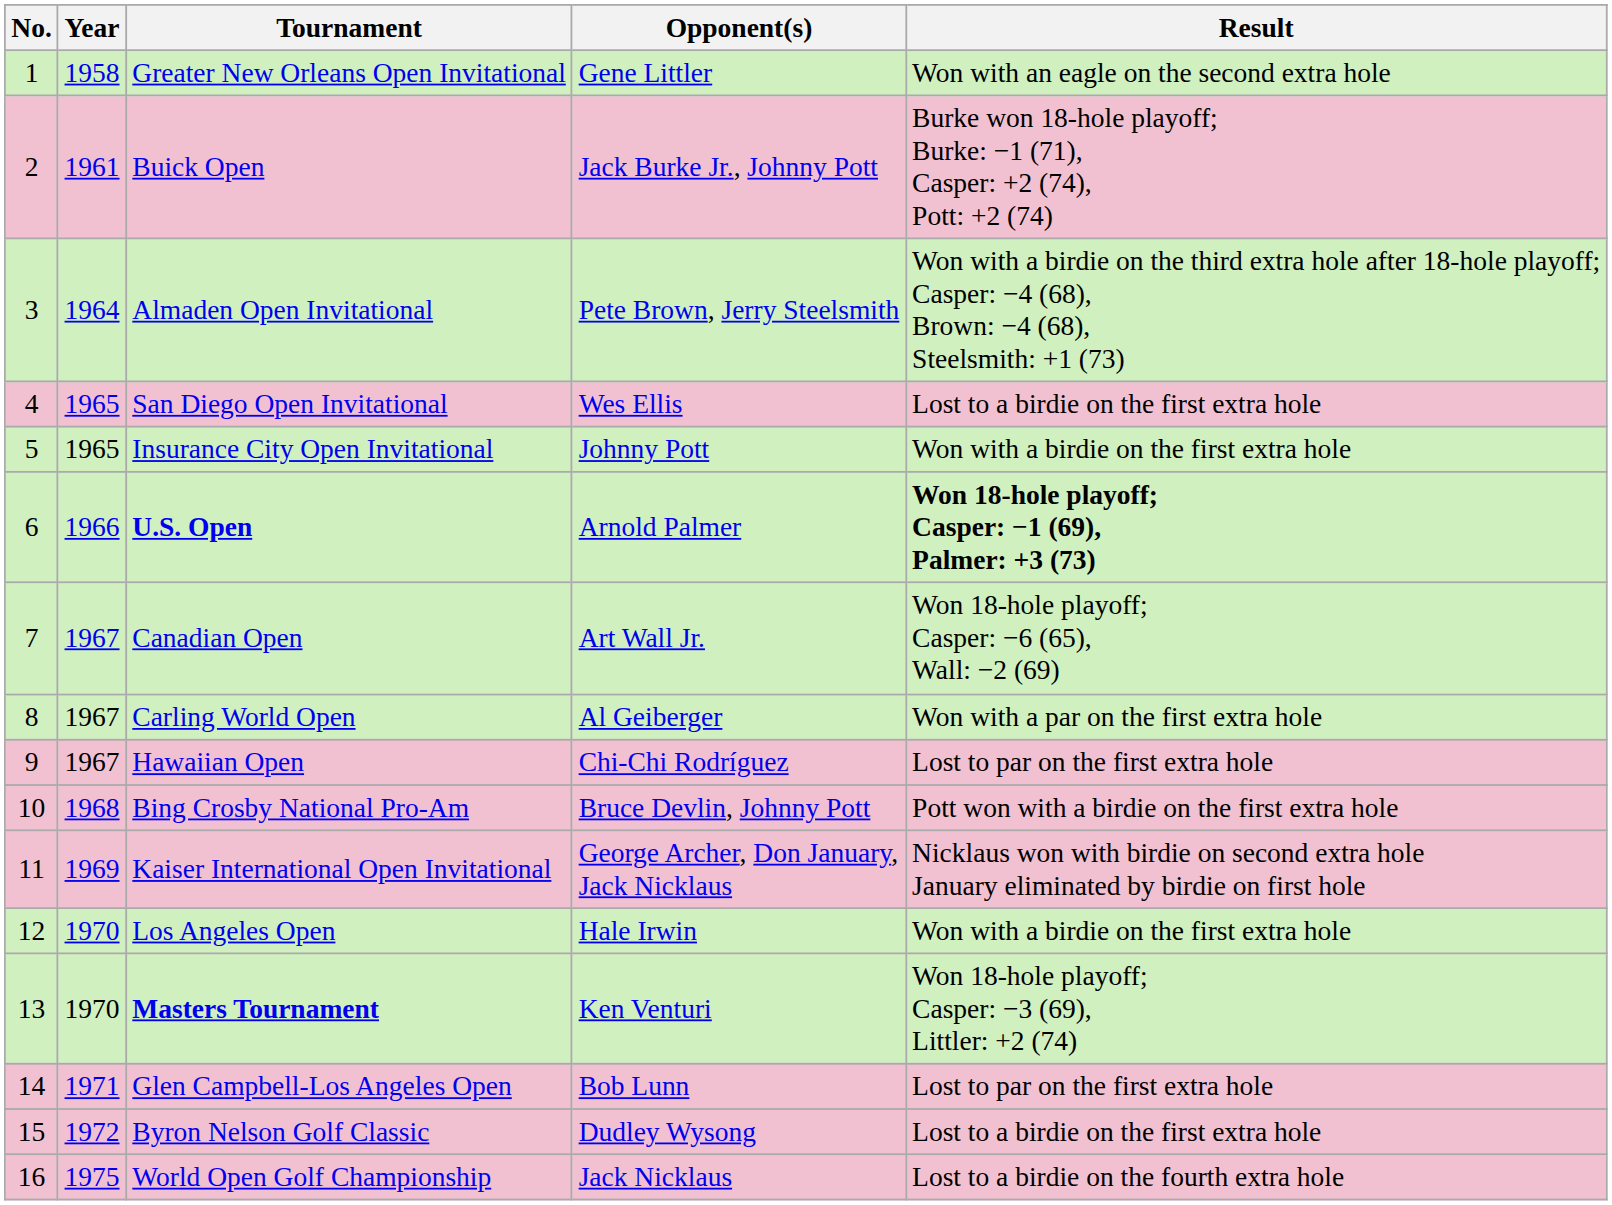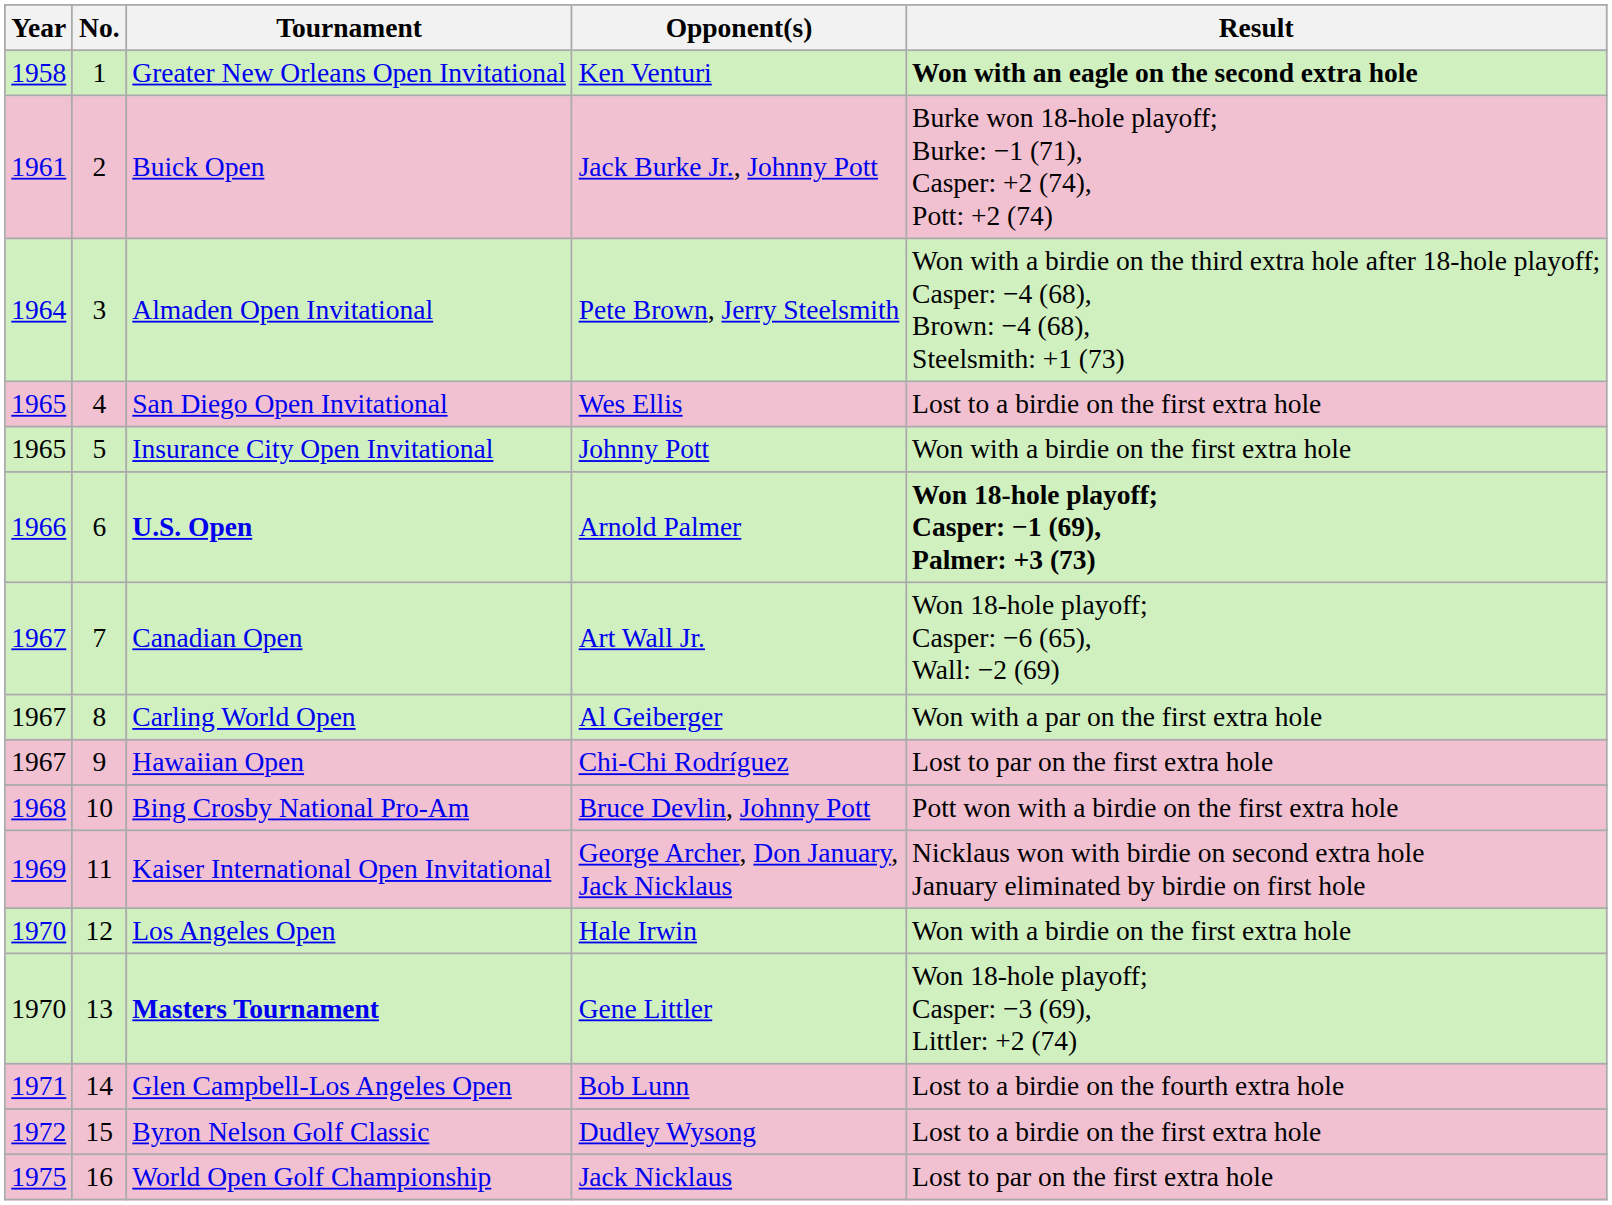columns swapped: (32, 27) <-> (92, 27)
(645, 72) Gene Littler -> (645, 72) Ken Venturi
(1151, 72) normal -> (1165, 72) bold
(645, 1008) Ken Venturi -> (645, 1008) Gene Littler
(1093, 1085) Lost to par on the first extra hole -> (1128, 1085) Lost to a birdie on the fourth extra hole
(1128, 1176) Lost to a birdie on the fourth extra hole -> (1093, 1176) Lost to par on the first extra hole
